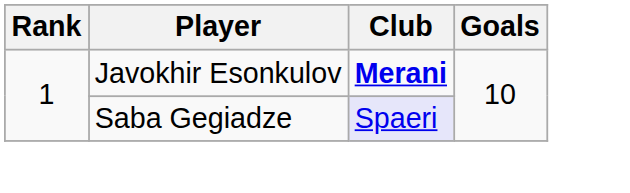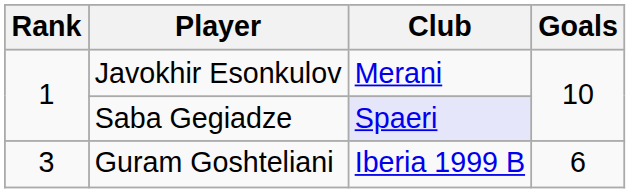(401, 72) bold -> (398, 72) normal
+ row: (214, 163)
